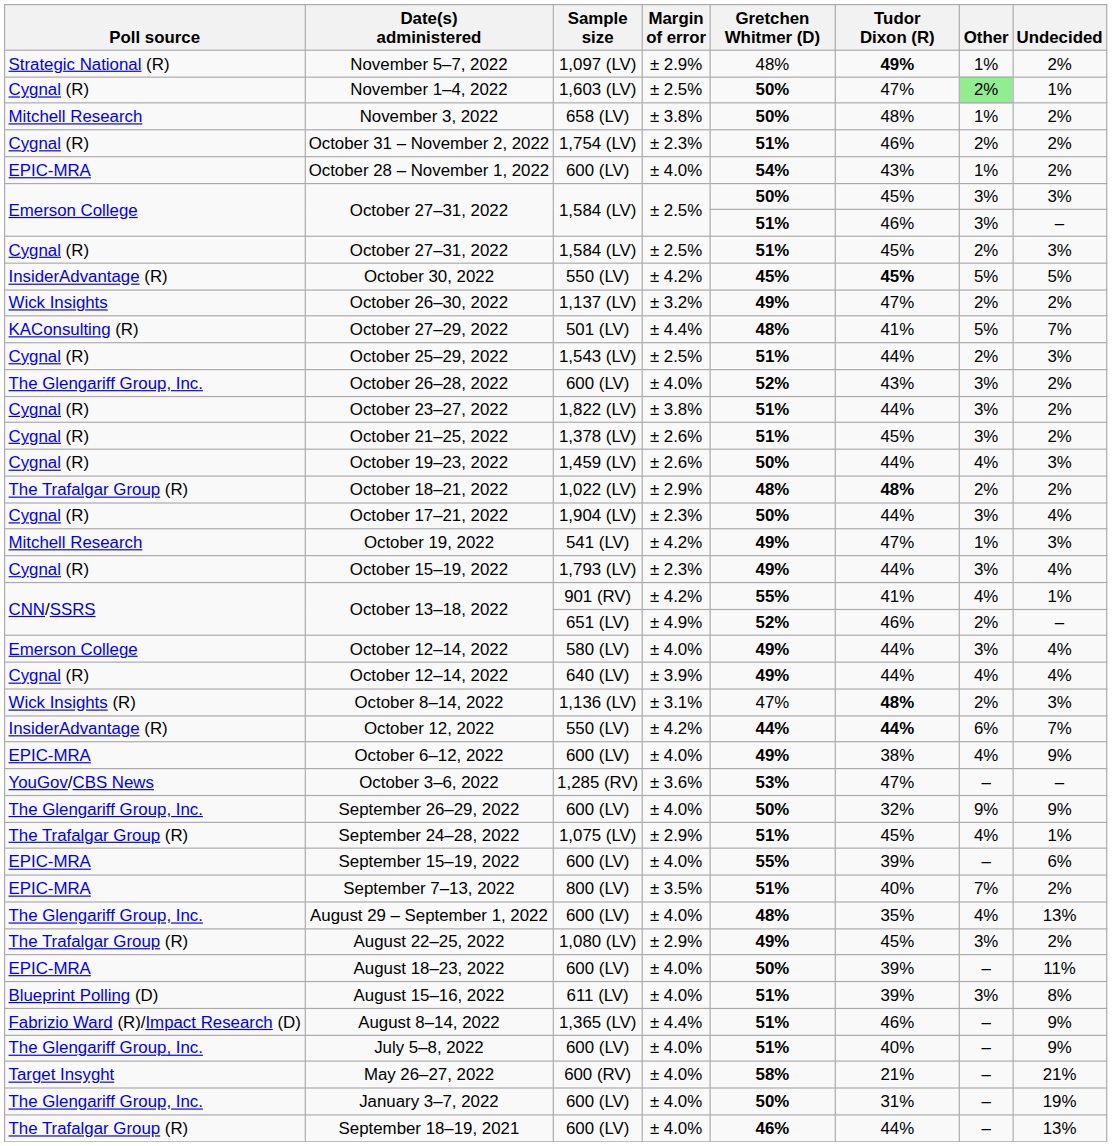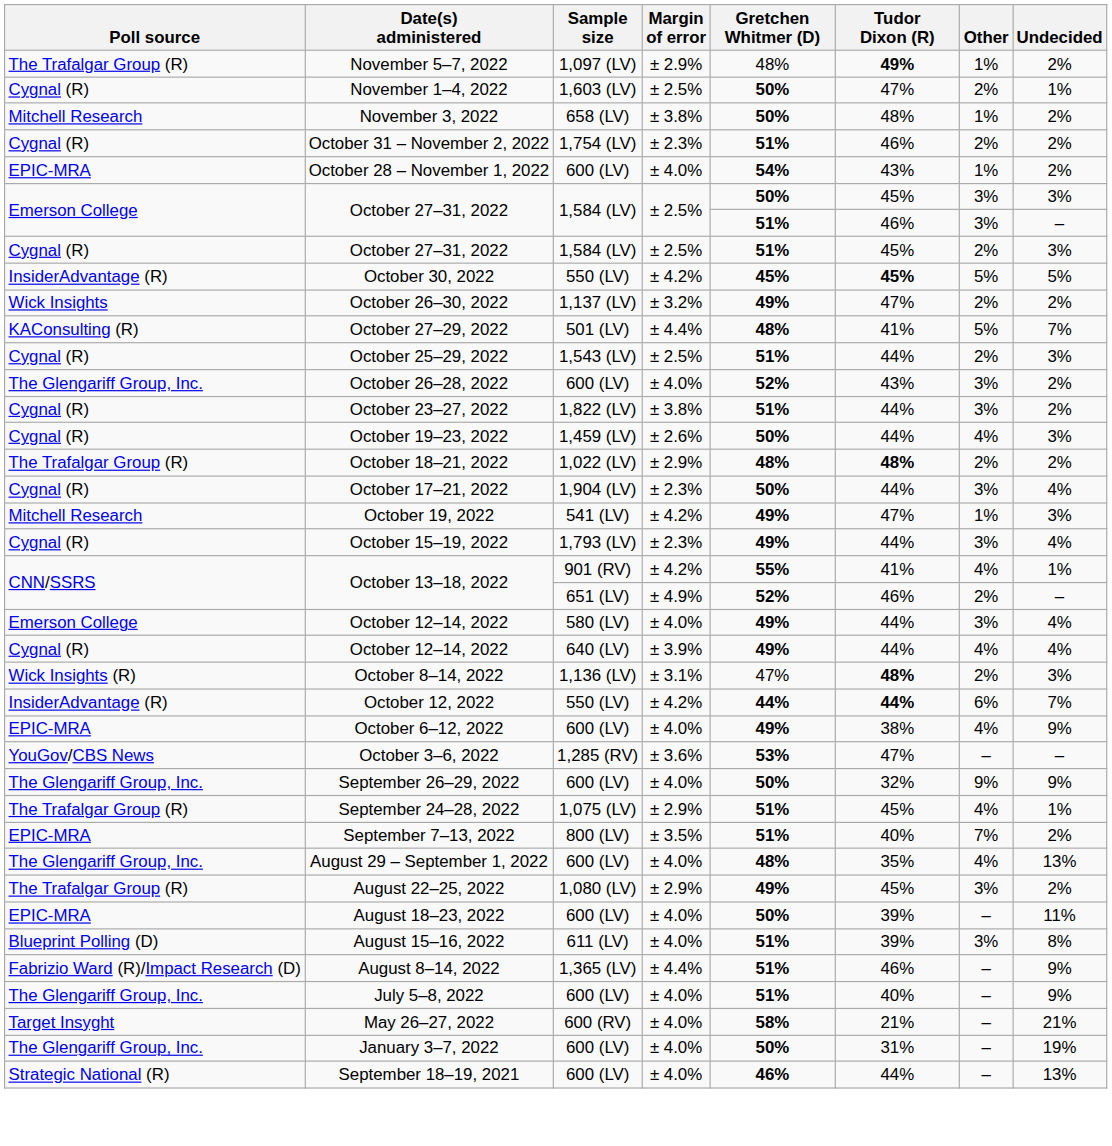(89, 64) Strategic National (R) -> (98, 64) The Trafalgar Group (R)
(986, 90) lightgreen background -> (986, 90) no background
- row: (429, 436)
- row: (429, 862)
(98, 1128) The Trafalgar Group (R) -> (89, 1075) Strategic National (R)
